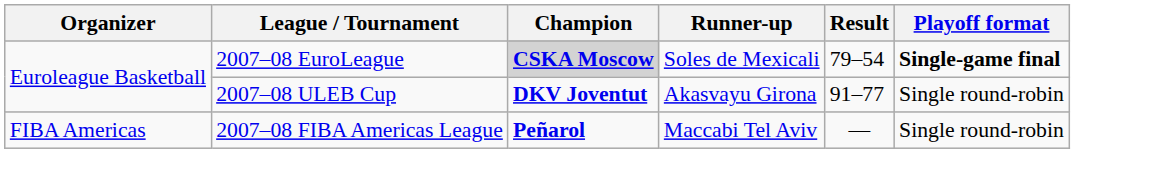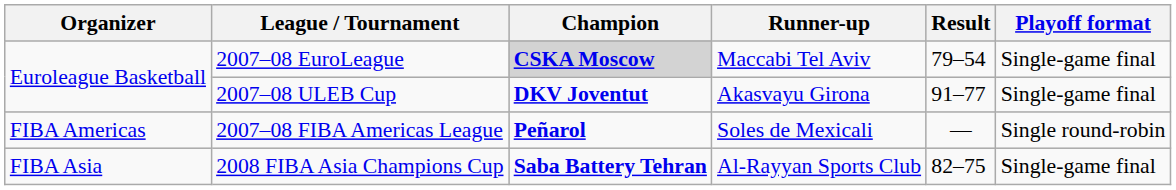(742, 58) Soles de Mexicali -> (794, 58) Maccabi Tel Aviv
(980, 58) bold -> (1078, 58) normal
(982, 94) Single round-robin -> (1078, 94) Single-game final
(741, 130) Maccabi Tel Aviv -> (795, 130) Soles de Mexicali
+ row: (360, 166)
